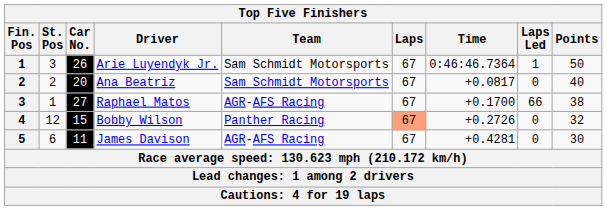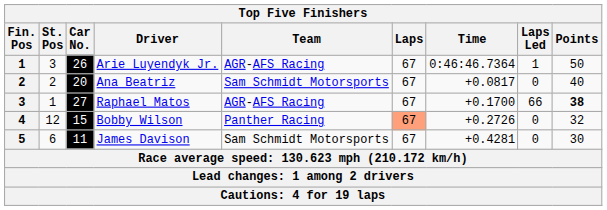(306, 65) Sam Schmidt Motorsports -> (274, 65) AGR-AFS Racing
(577, 102) normal -> (577, 102) bold
(274, 140) AGR-AFS Racing -> (306, 140) Sam Schmidt Motorsports
